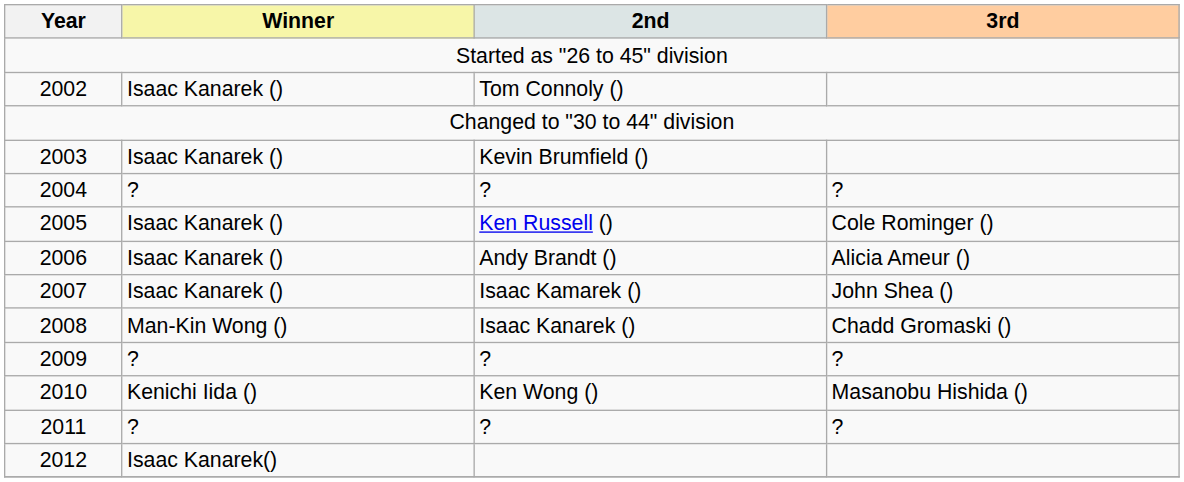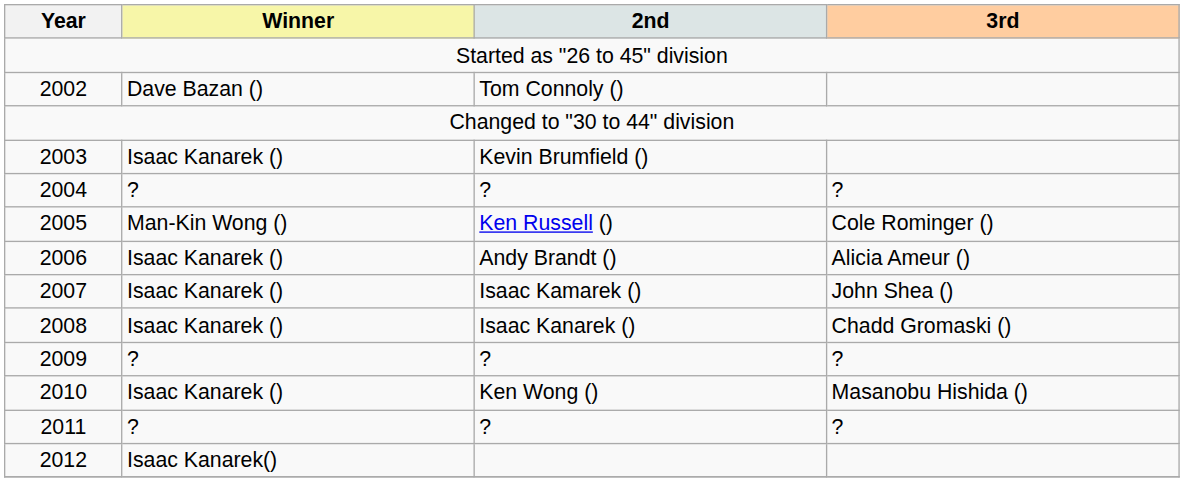(205, 88) Isaac Kanarek () -> (195, 88) Dave Bazan ()
(205, 223) Isaac Kanarek () -> (207, 223) Man-Kin Wong ()
(207, 325) Man-Kin Wong () -> (205, 325) Isaac Kanarek ()
(192, 392) Kenichi Iida () -> (205, 392) Isaac Kanarek ()
